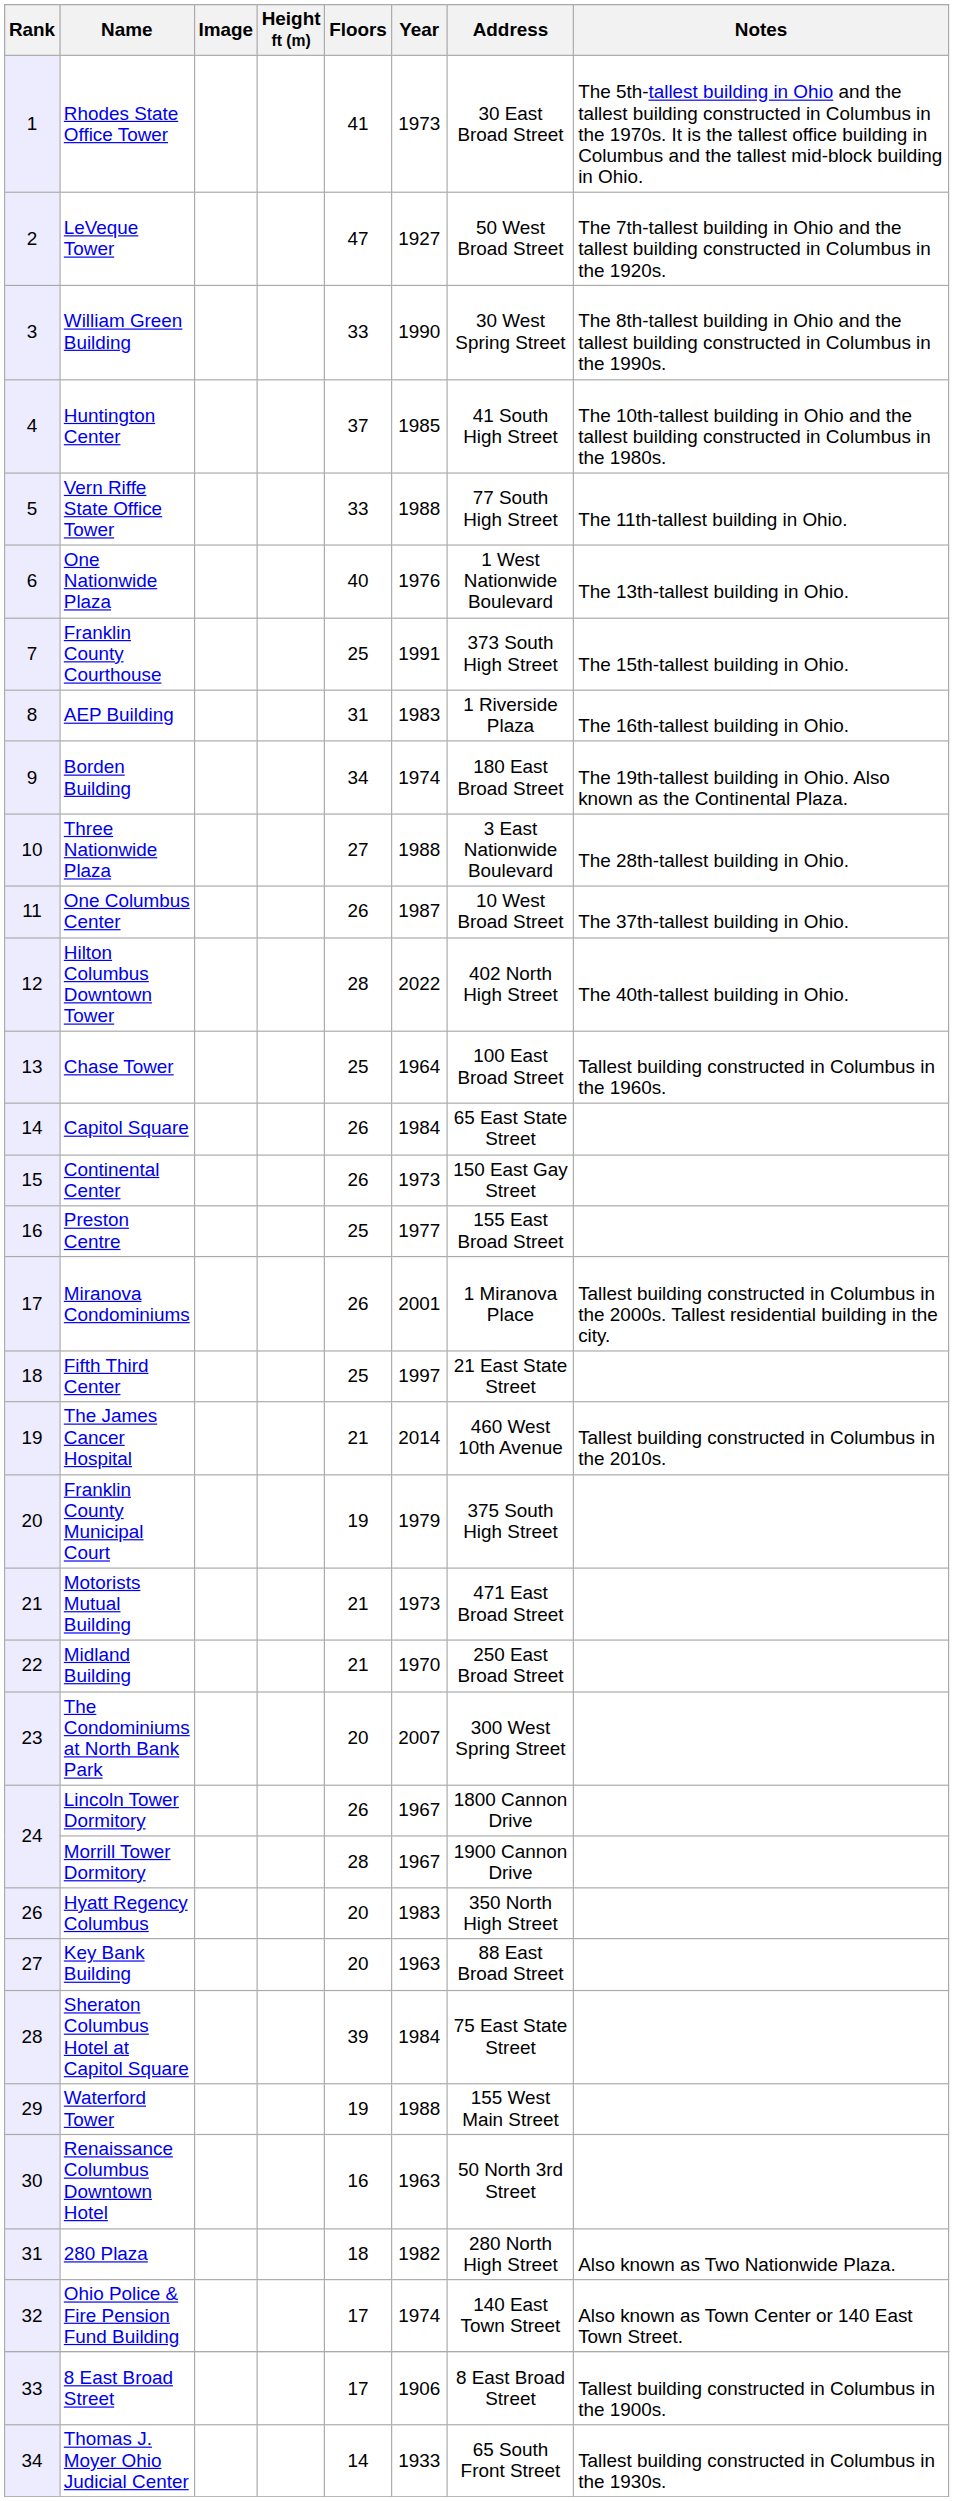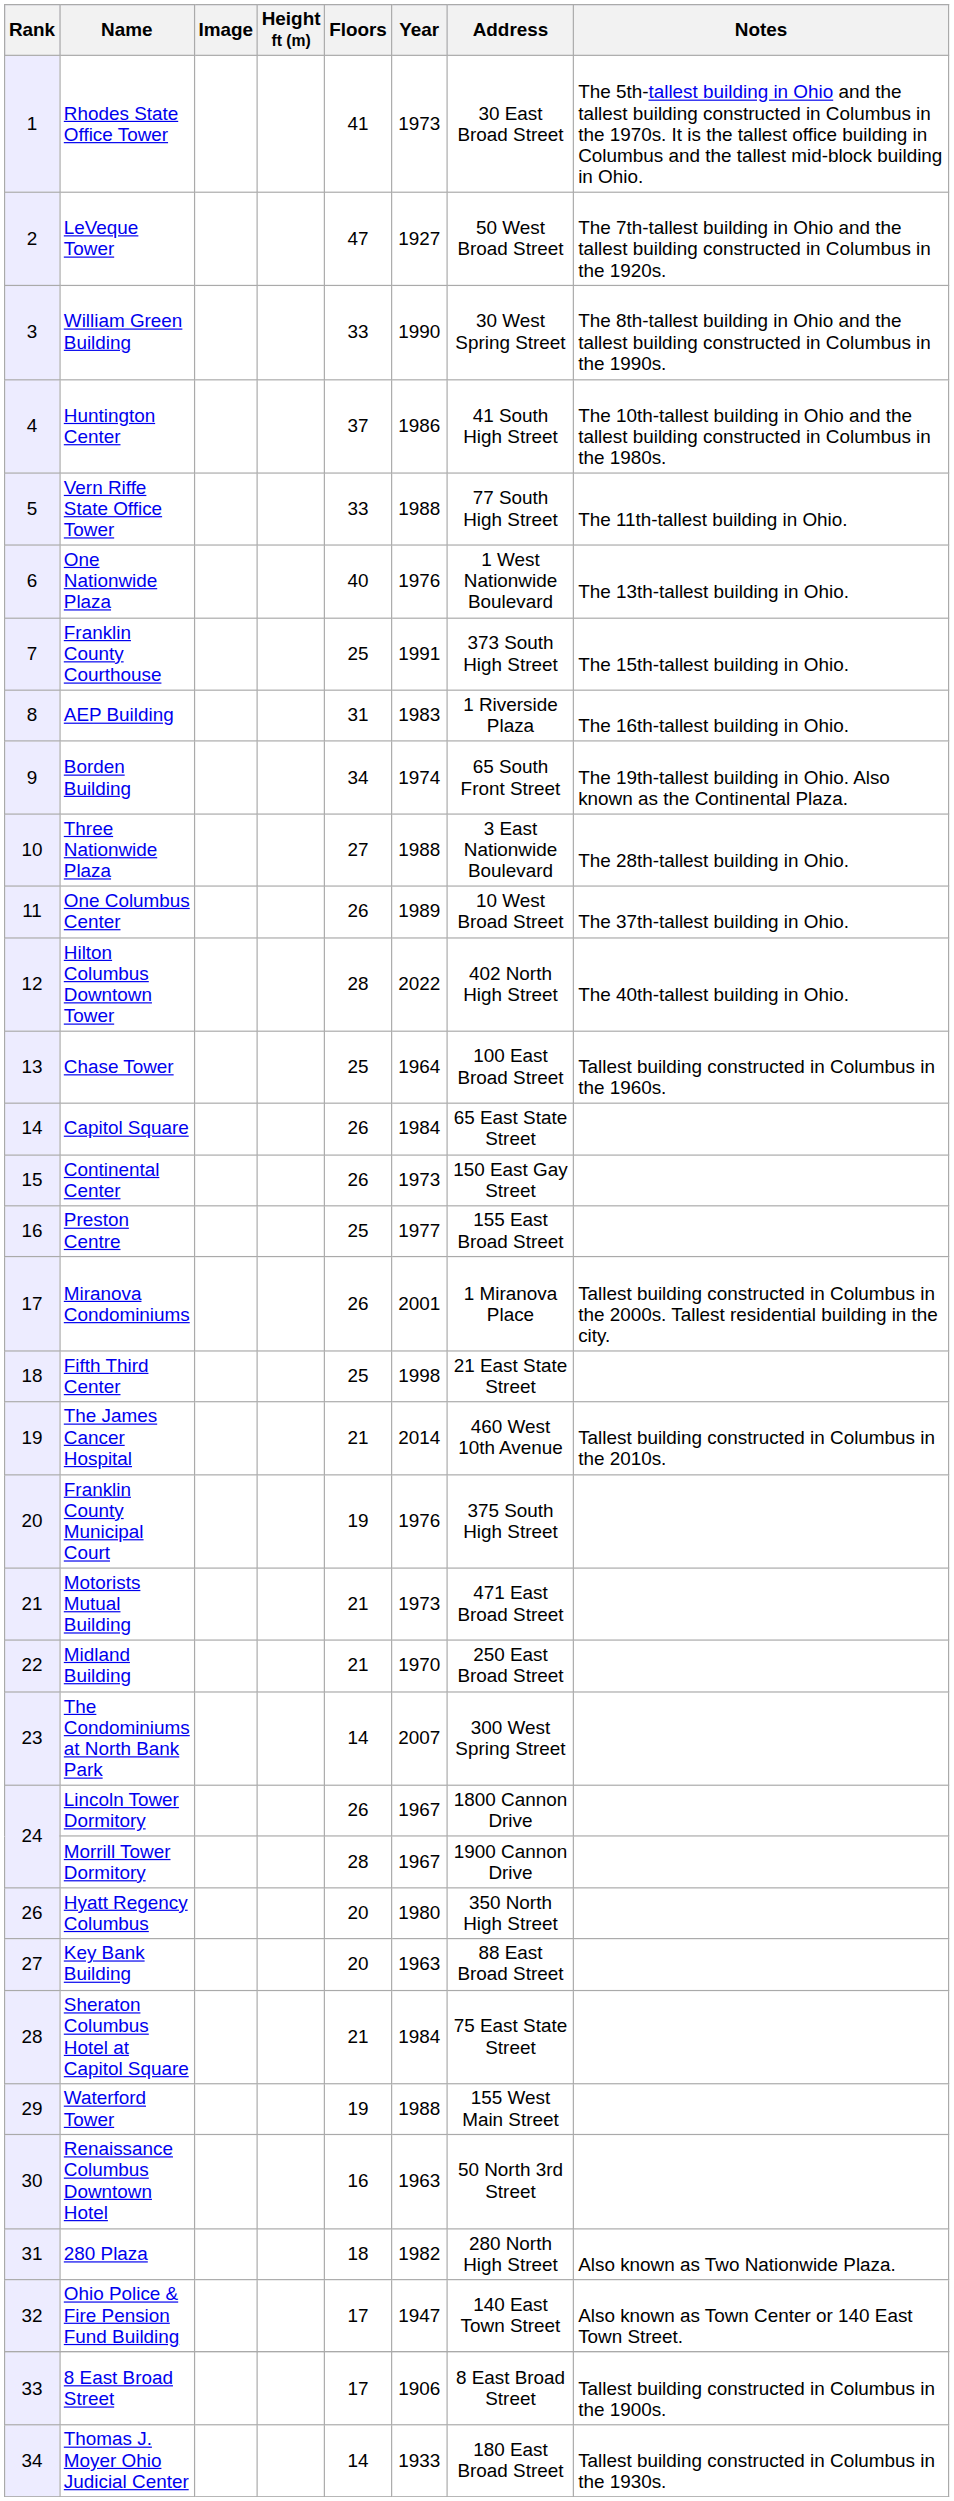(419, 425) 1985 -> (419, 425) 1986
(510, 777) 180 East Broad Street -> (510, 777) 65 South Front Street
(419, 911) 1987 -> (419, 911) 1989
(419, 1376) 1997 -> (419, 1376) 1998
(419, 1521) 1979 -> (419, 1521) 1976
(358, 1738) 20 -> (358, 1738) 14
(419, 1913) 1983 -> (419, 1913) 1980
(358, 2036) 39 -> (358, 2036) 21
(419, 2315) 1974 -> (419, 2315) 1947
(510, 2460) 65 South Front Street -> (510, 2460) 180 East Broad Street
